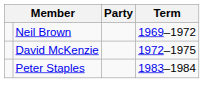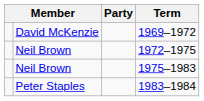(43, 31) Neil Brown -> (57, 31) David McKenzie
(57, 50) David McKenzie -> (43, 50) Neil Brown
+ row: (167, 68)
